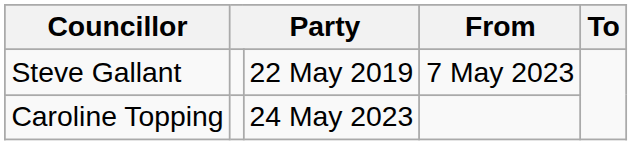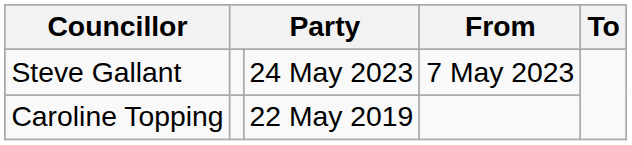(331, 71) 22 May 2019 -> (331, 71) 24 May 2023
(331, 116) 24 May 2023 -> (331, 116) 22 May 2019
